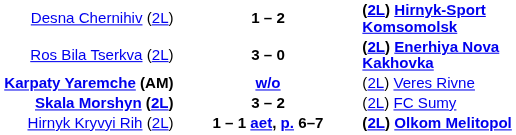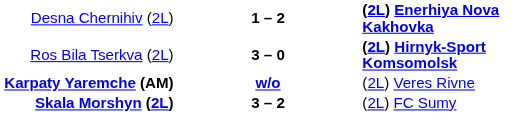(424, 18) (2L) Hirnyk-Sport Komsomolsk -> (431, 18) (2L) Enerhiya Nova Kakhovka
(431, 55) (2L) Enerhiya Nova Kakhovka -> (424, 55) (2L) Hirnyk-Sport Komsomolsk
- row: (101, 123)
